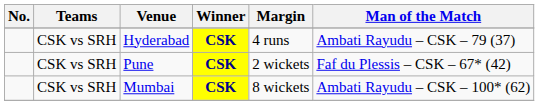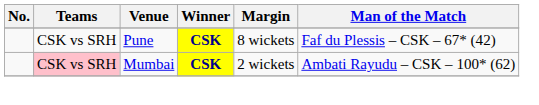- row: (156, 40)
(281, 64) 2 wickets -> (266, 40) 8 wickets
(77, 87) no background -> (77, 64) pink background
(281, 87) 8 wickets -> (266, 64) 2 wickets
